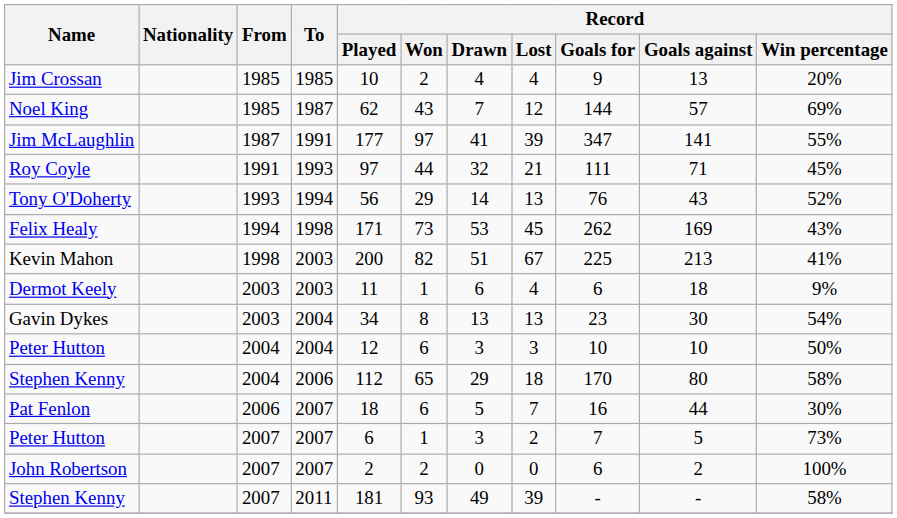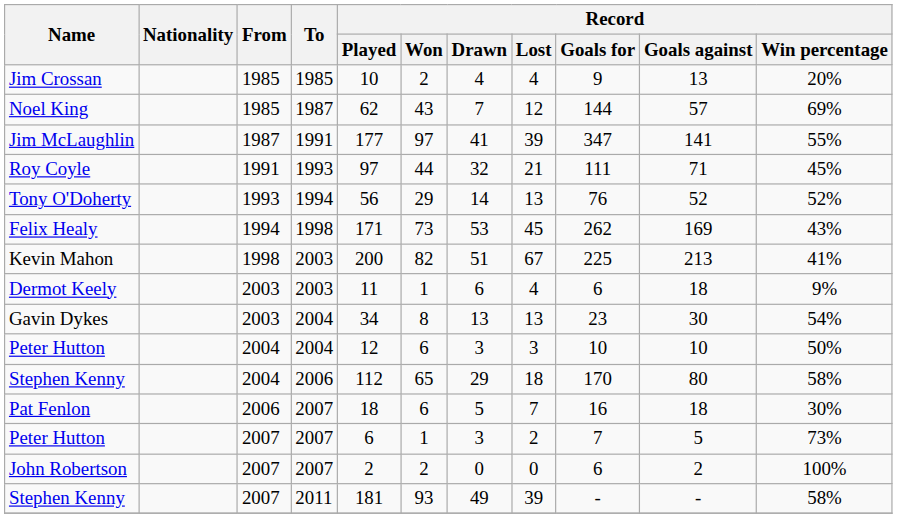(698, 199) 43 -> (698, 199) 52
(698, 408) 44 -> (698, 408) 18
